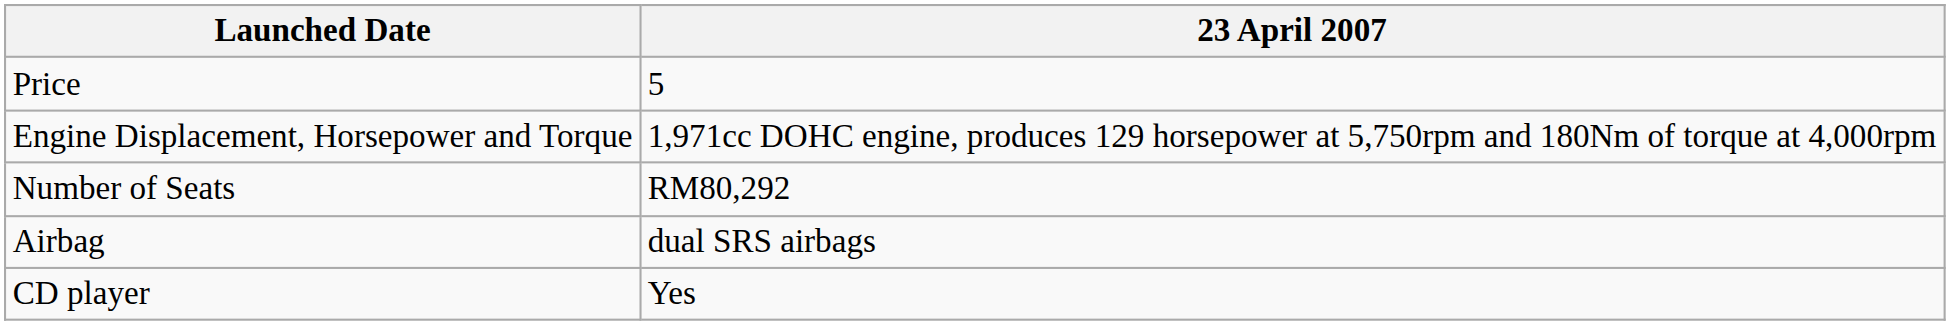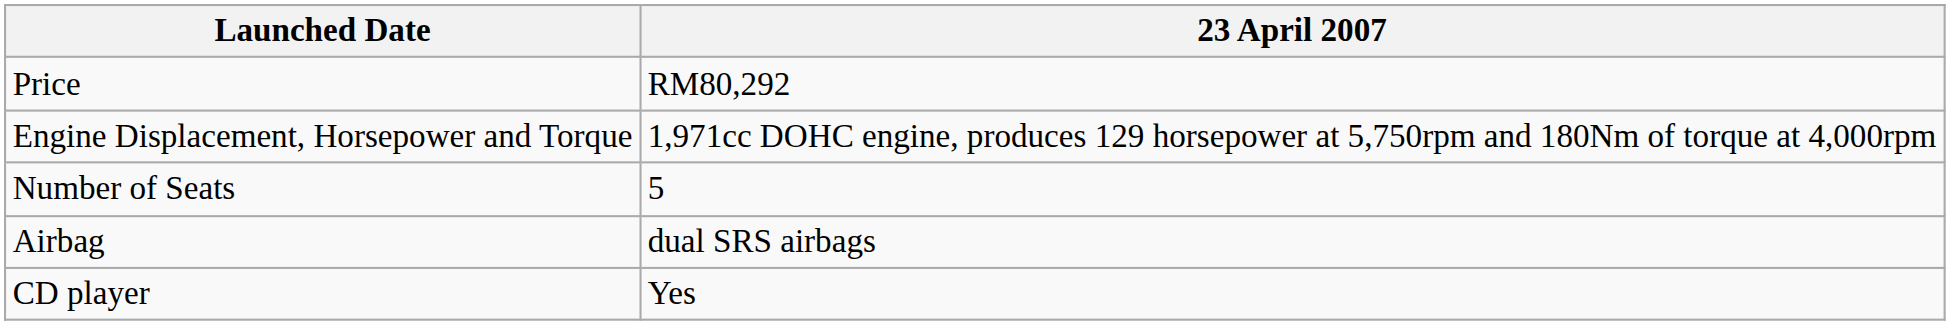(656, 83) 5 -> (719, 83) RM80,292
(719, 188) RM80,292 -> (656, 188) 5
